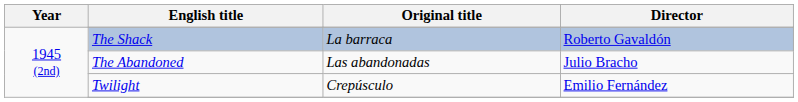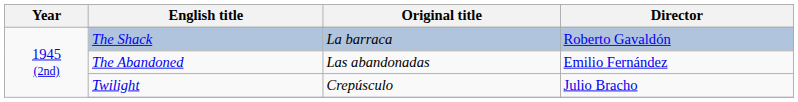(601, 62) Julio Bracho -> (615, 62) Emilio Fernández
(615, 85) Emilio Fernández -> (601, 85) Julio Bracho
